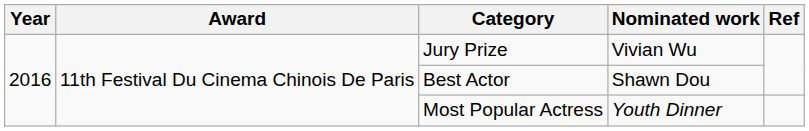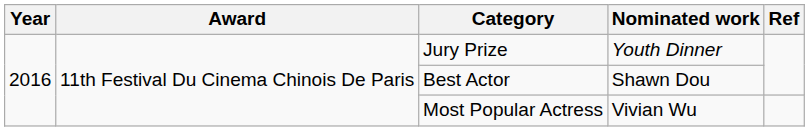(654, 49) Vivian Wu -> (667, 49) Youth Dinner
(667, 110) Youth Dinner -> (654, 110) Vivian Wu
